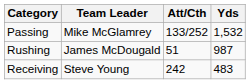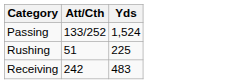- column: (112, 13)
(228, 32) 1,532 -> (126, 32) 1,524
(223, 50) 987 -> (121, 50) 225
